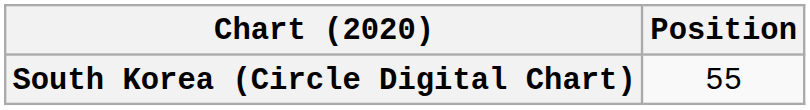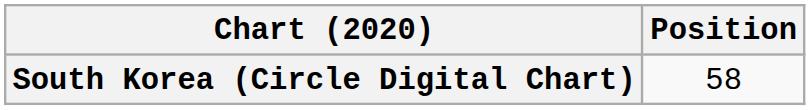(724, 80) 55 -> (724, 80) 58
